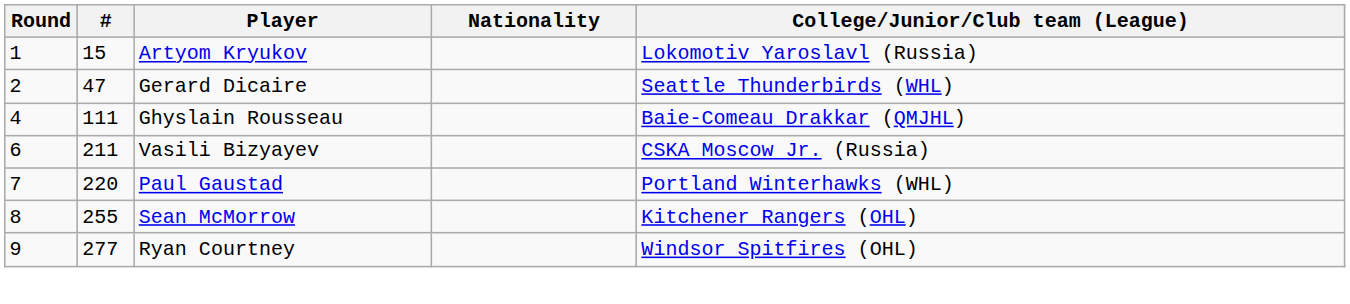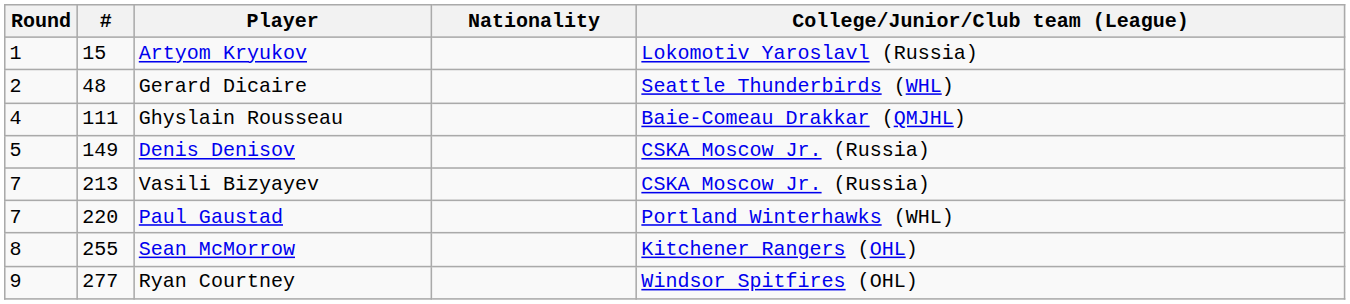(94, 86) 47 -> (94, 86) 48
+ row: (217, 152)
(16, 152) 6 -> (16, 184) 7
(100, 152) 211 -> (100, 184) 213
